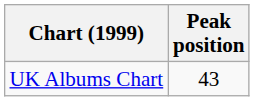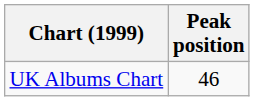(209, 78) 43 -> (209, 78) 46
